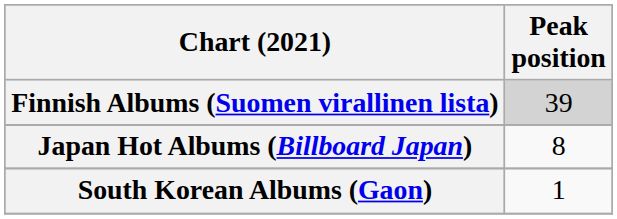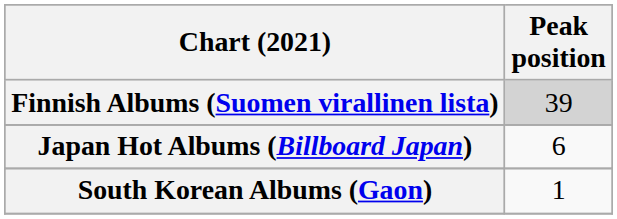(559, 146) 8 -> (559, 146) 6
